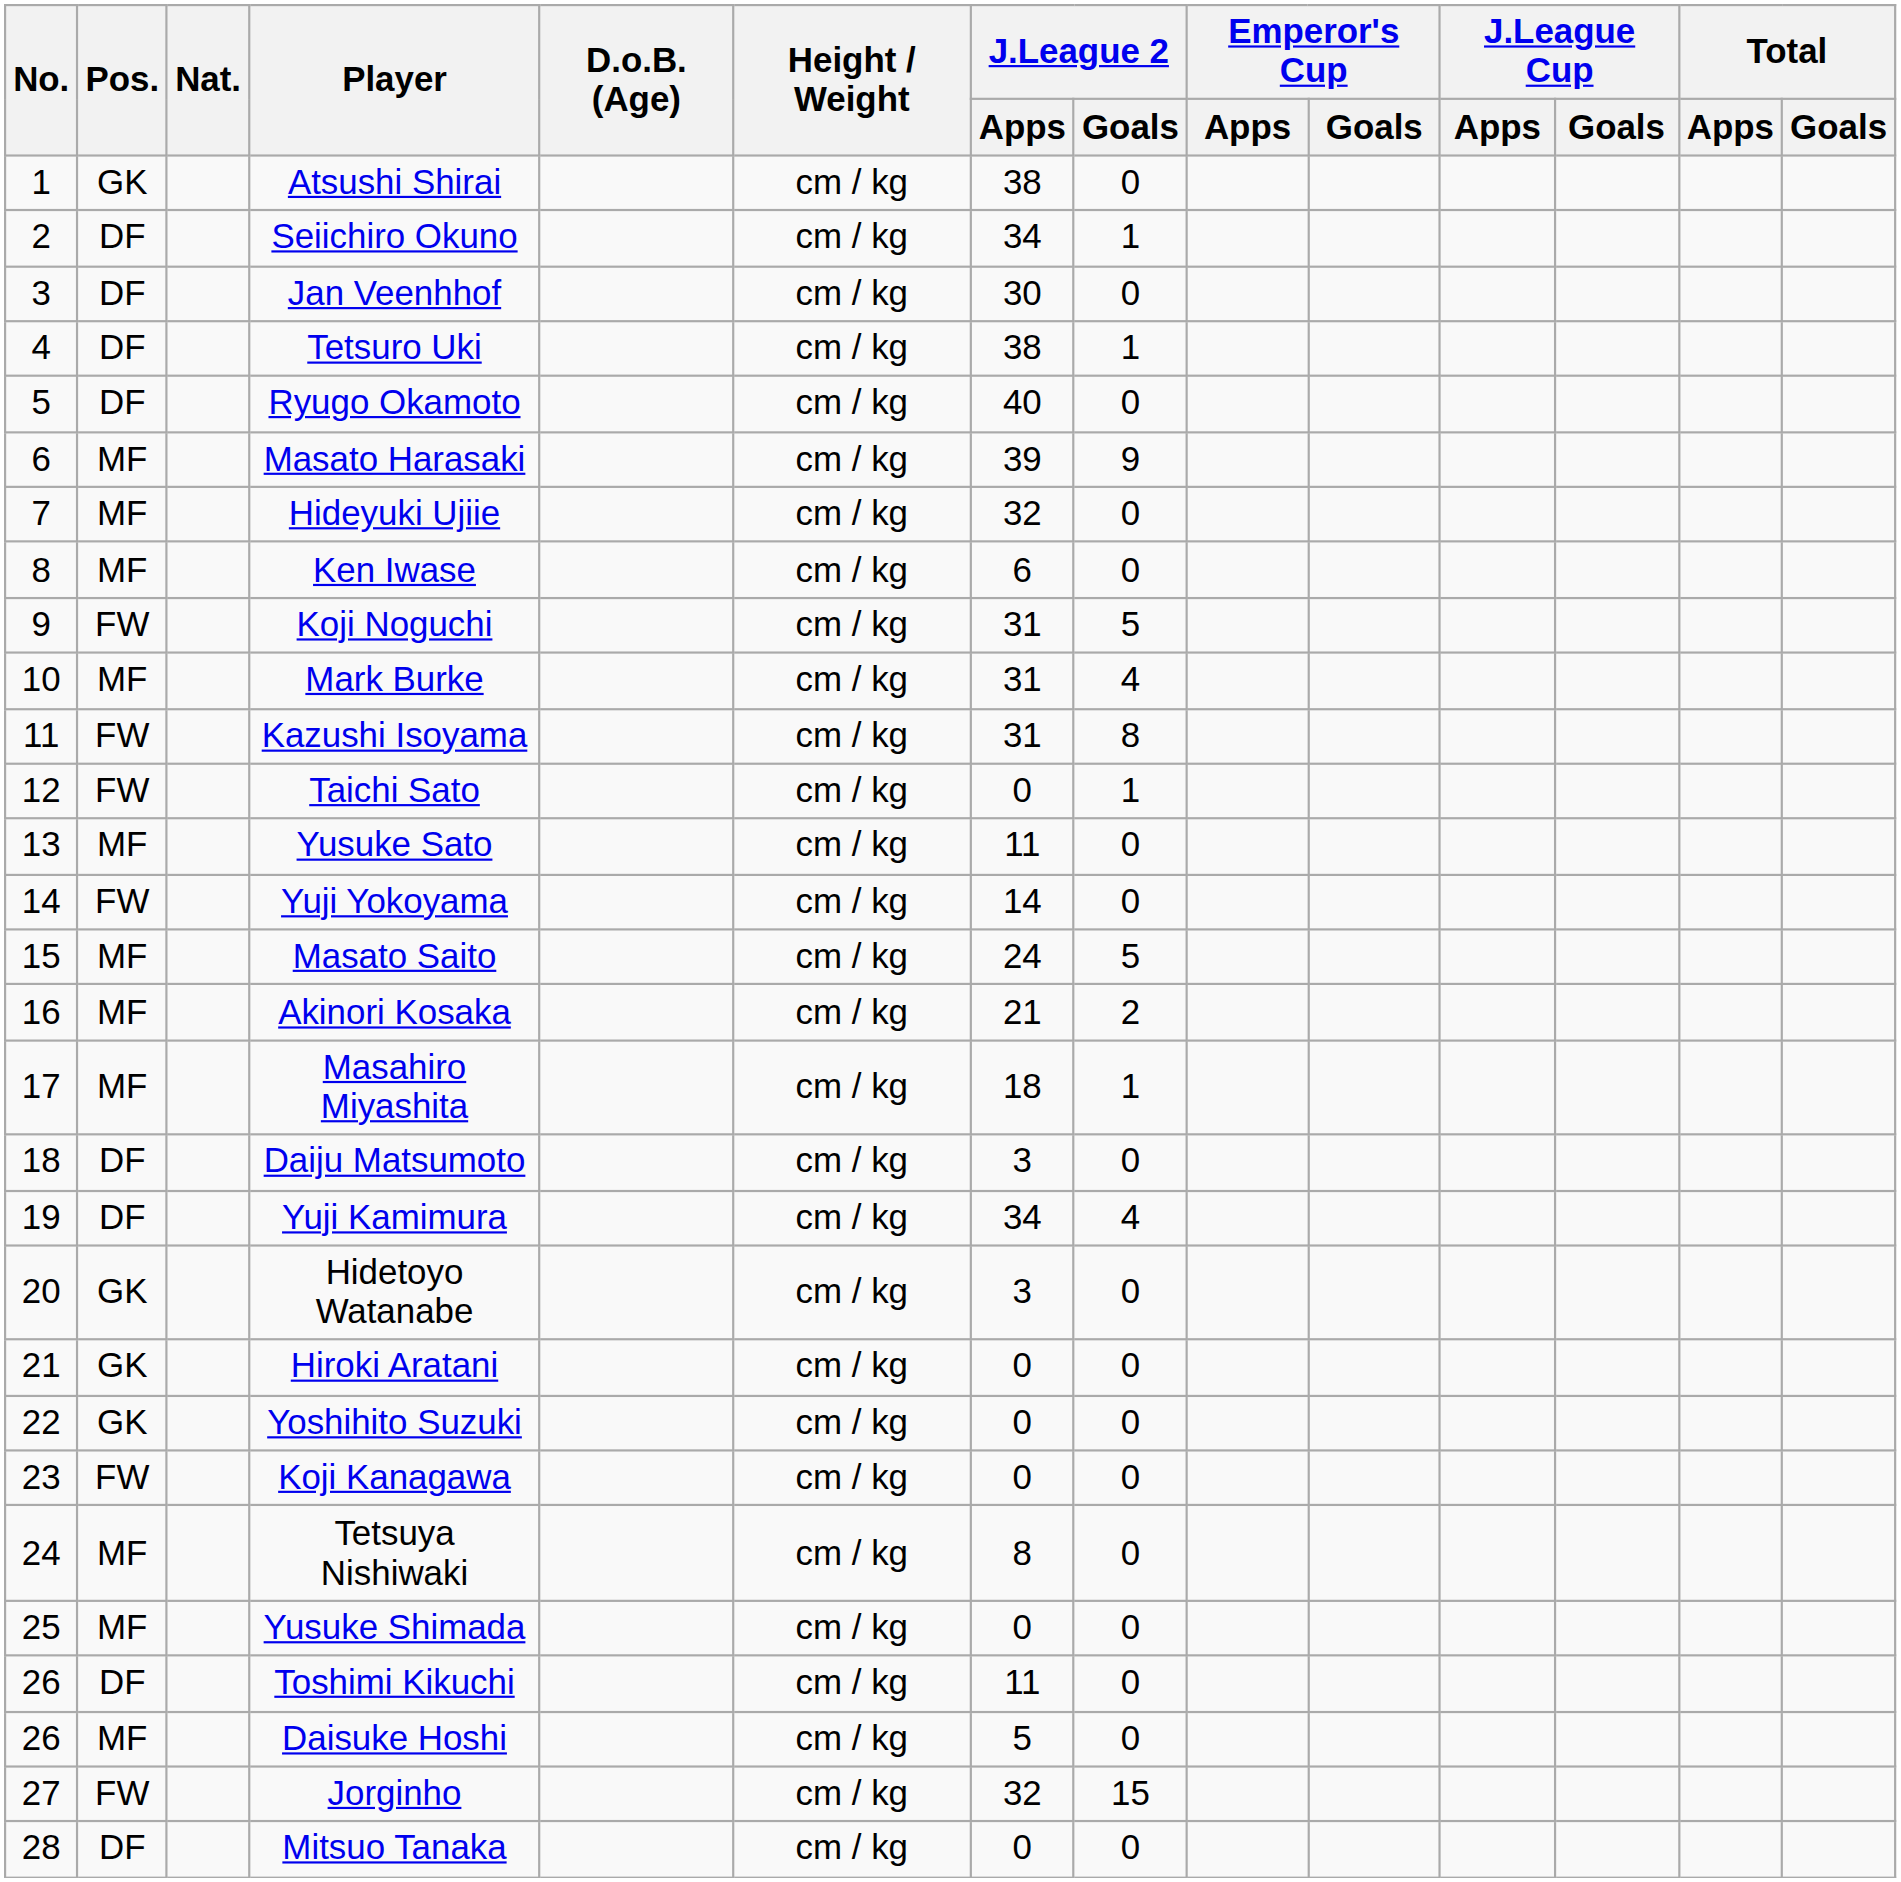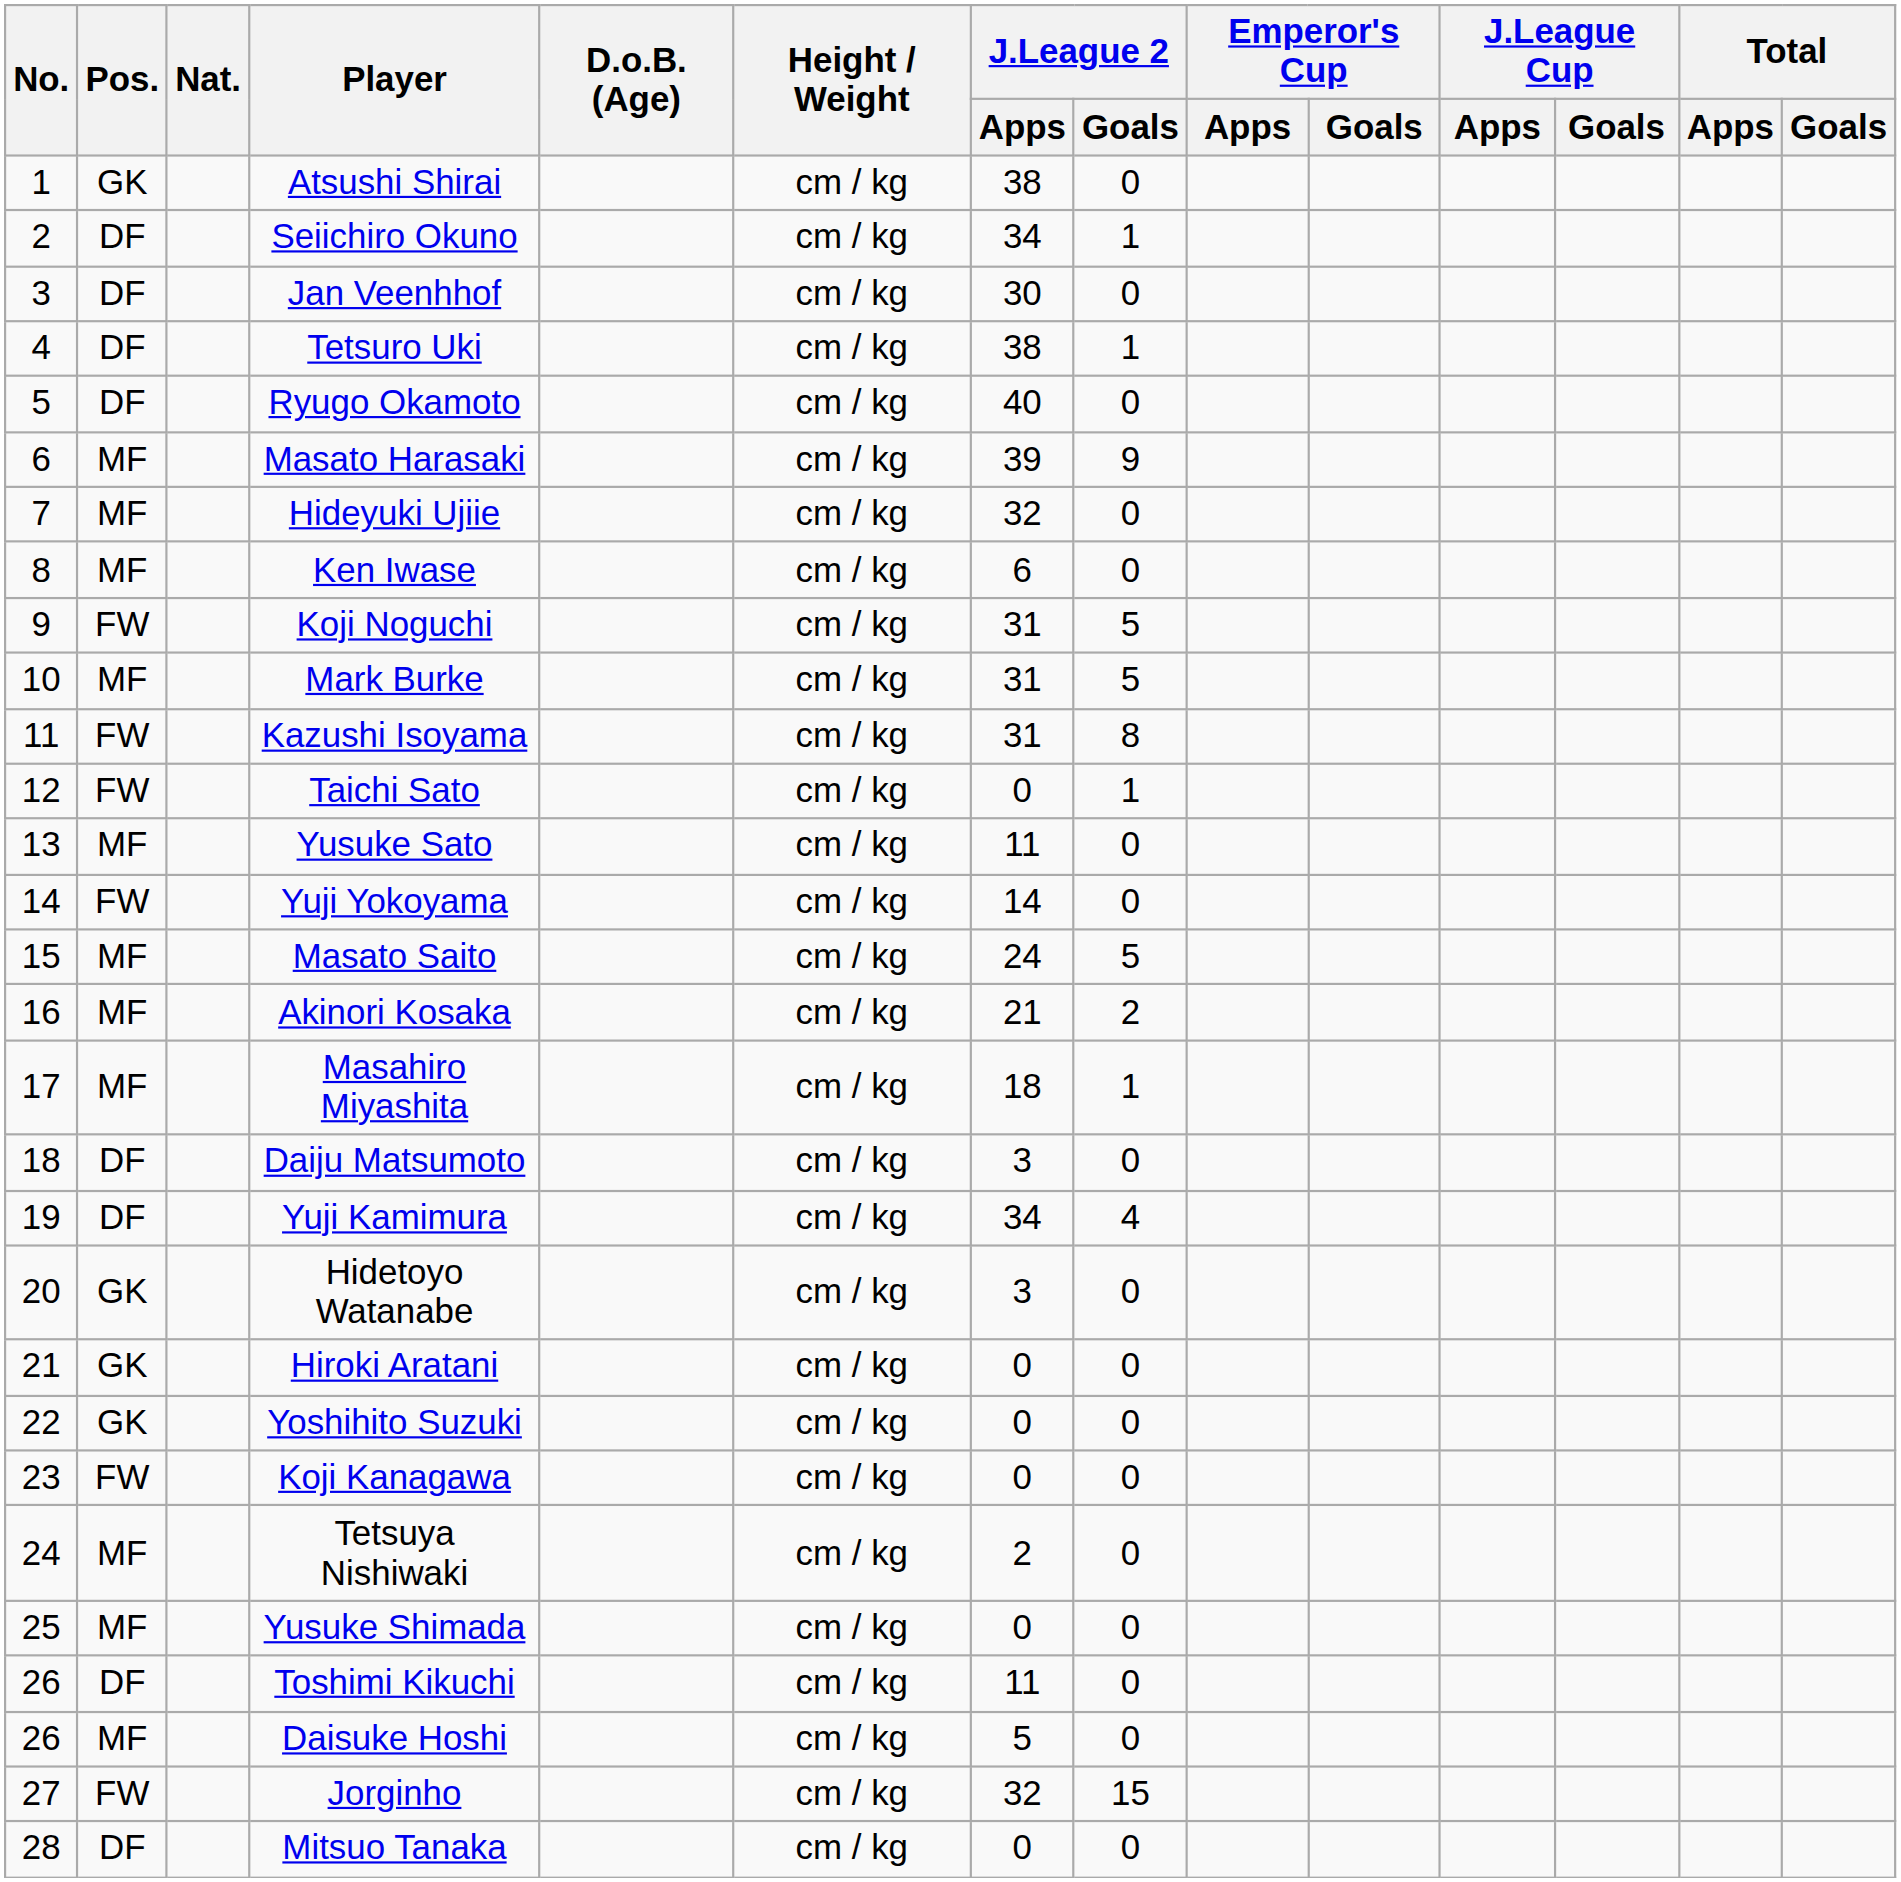(1130, 679) 4 -> (1130, 679) 5
(1022, 1552) 8 -> (1022, 1552) 2
